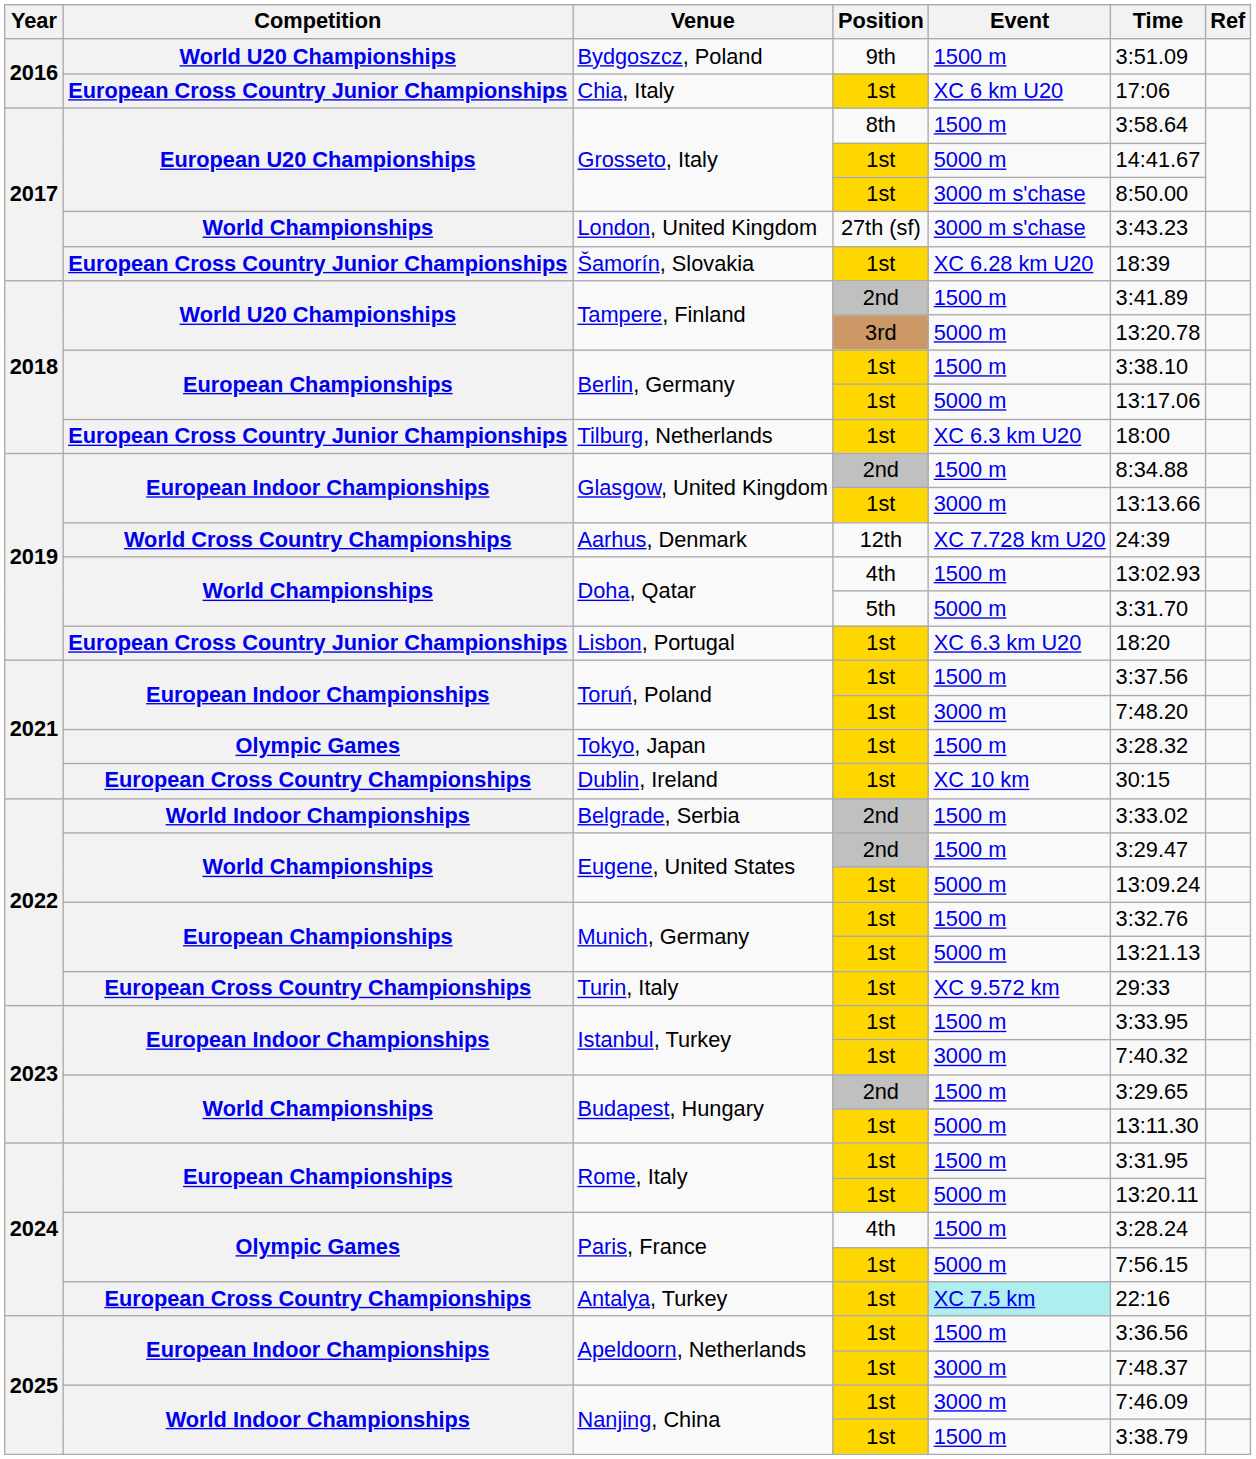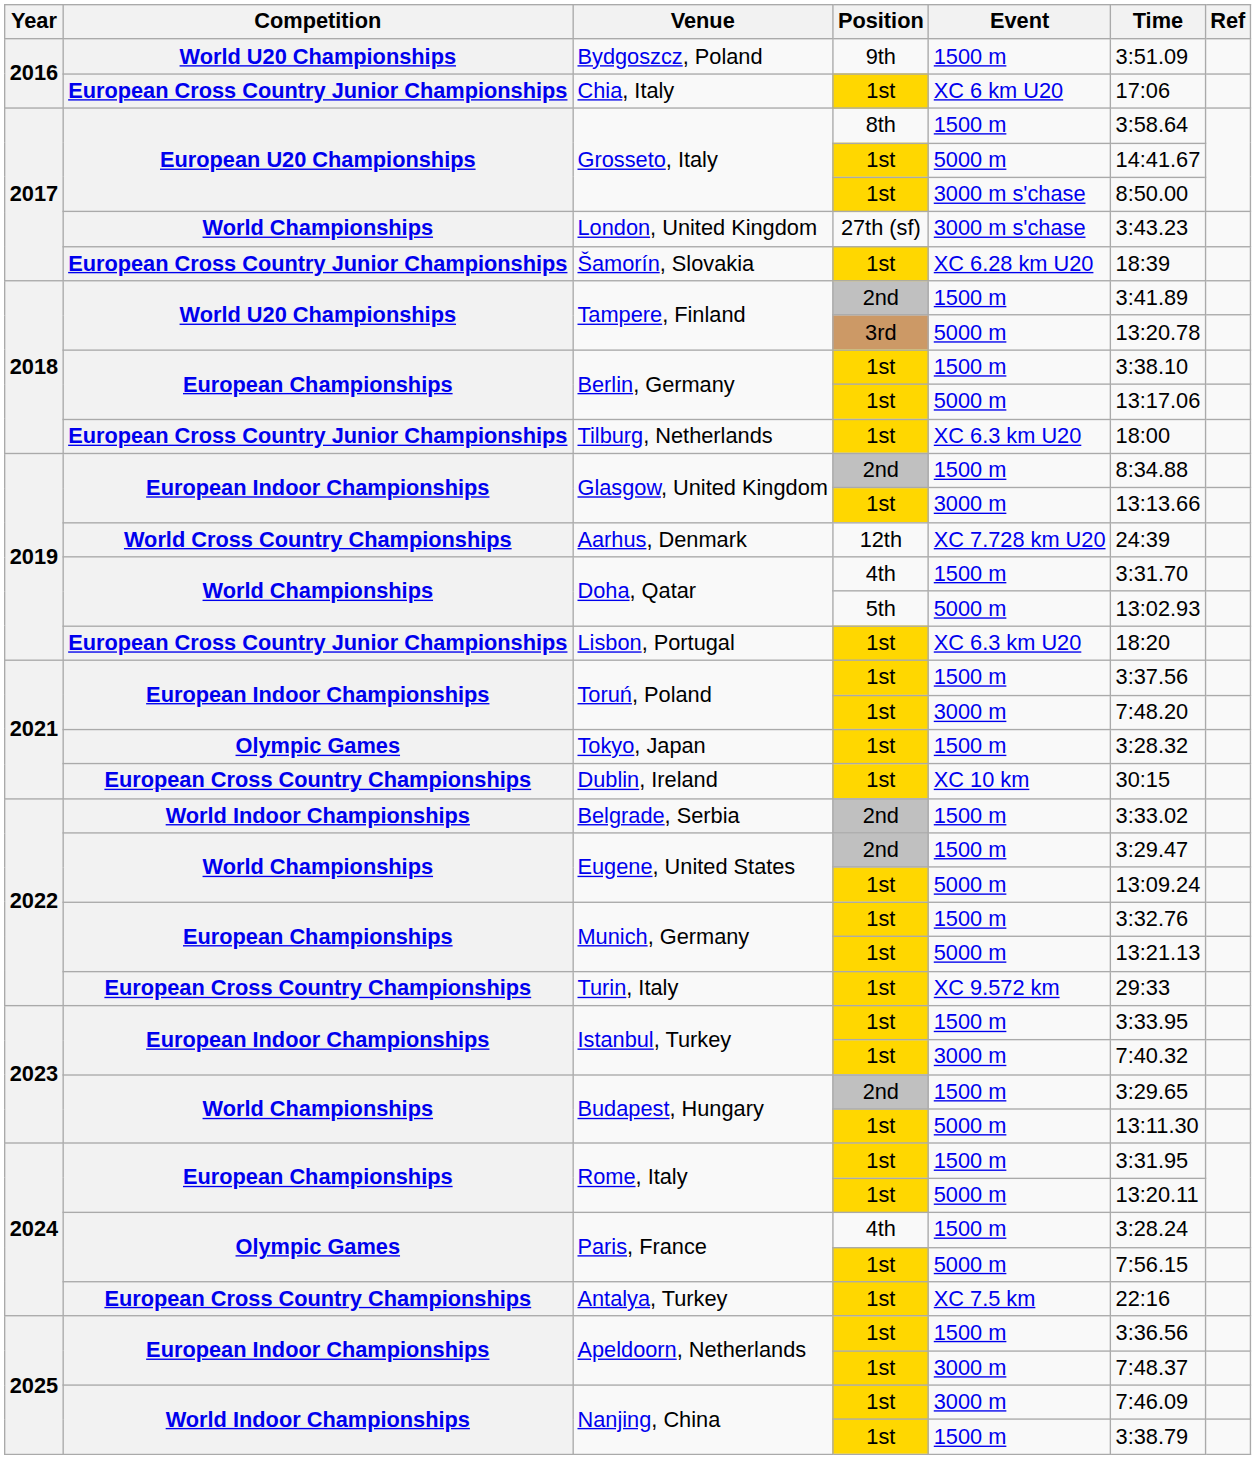(1158, 573) 13:02.93 -> (1152, 573) 3:31.70
(1152, 608) 3:31.70 -> (1158, 608) 13:02.93
(985, 1298) paleturquoise background -> (985, 1298) no background
